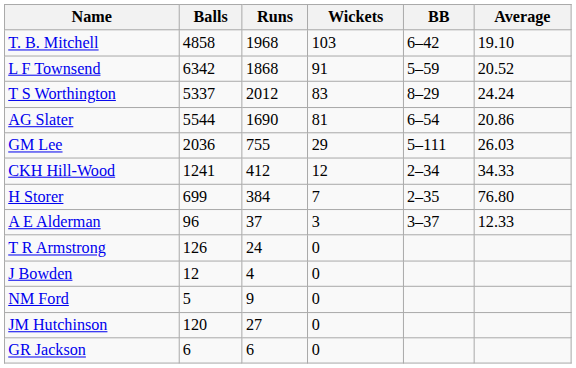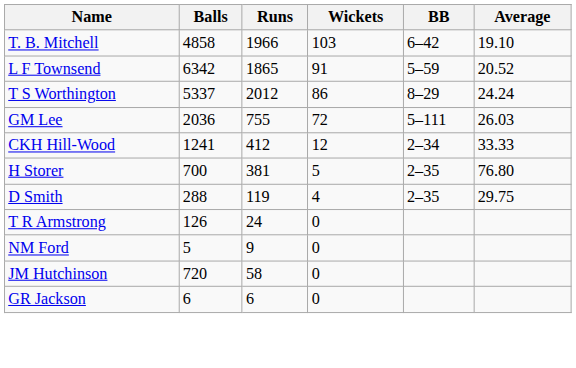(262, 42) 1968 -> (262, 42) 1966
(262, 68) 1868 -> (262, 68) 1865
(320, 94) 83 -> (320, 94) 86
- row: (41, 119)
(320, 145) 29 -> (320, 119) 72
(496, 171) 34.33 -> (496, 145) 33.33
(195, 196) 699 -> (195, 171) 700
(258, 196) 384 -> (258, 171) 381
(316, 196) 7 -> (316, 171) 5
+ row: (35, 196)
- row: (54, 222)
- row: (40, 273)
(195, 324) 120 -> (195, 273) 720
(254, 324) 27 -> (254, 273) 58
